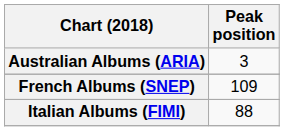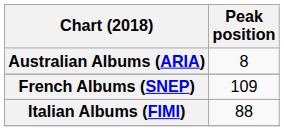(244, 61) 3 -> (244, 61) 8
